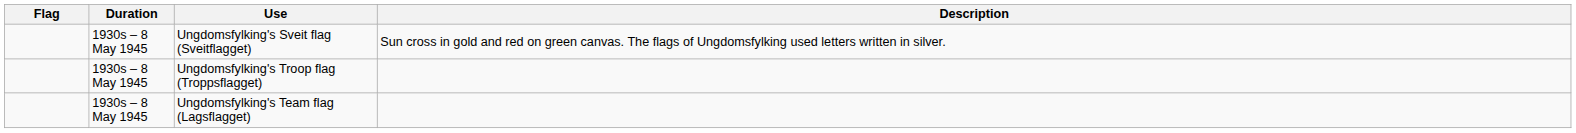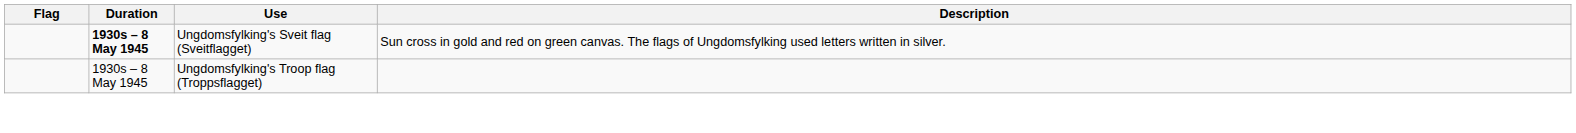(120, 41) normal -> (120, 41) bold
- row: (255, 110)
